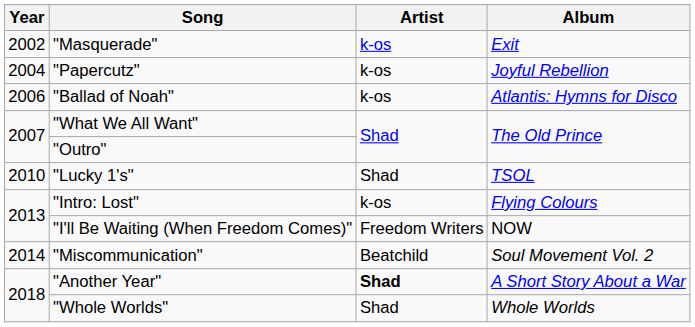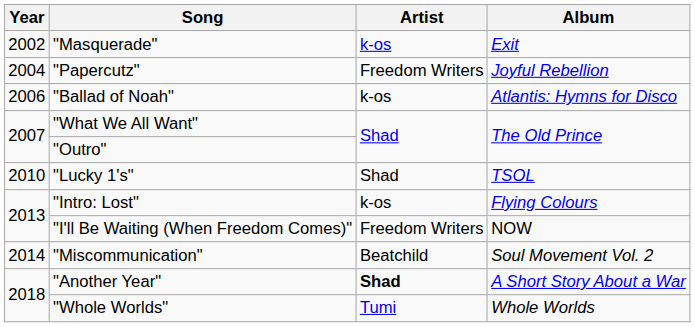(376, 70) k-os -> (422, 70) Freedom Writers
(379, 307) Shad -> (378, 307) Tumi
